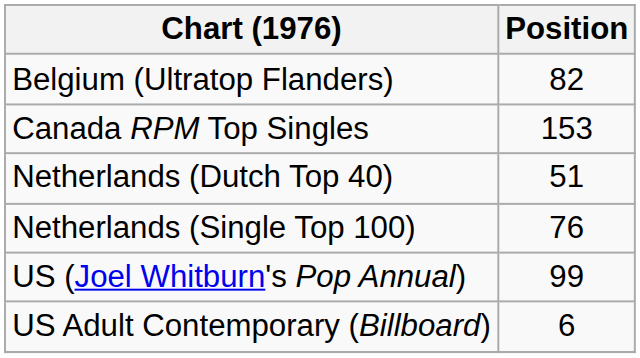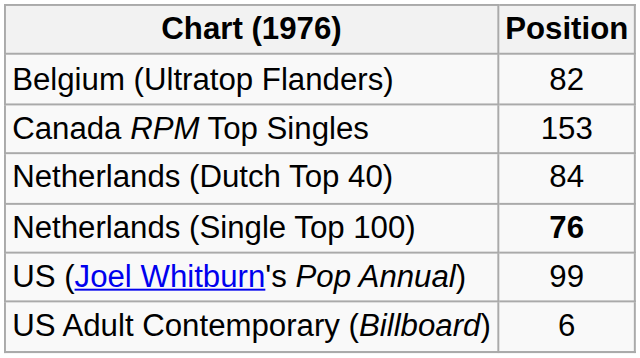(567, 177) 51 -> (567, 177) 84
(567, 227) normal -> (567, 227) bold
